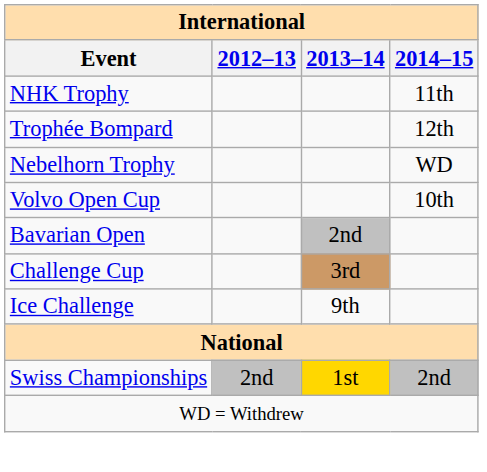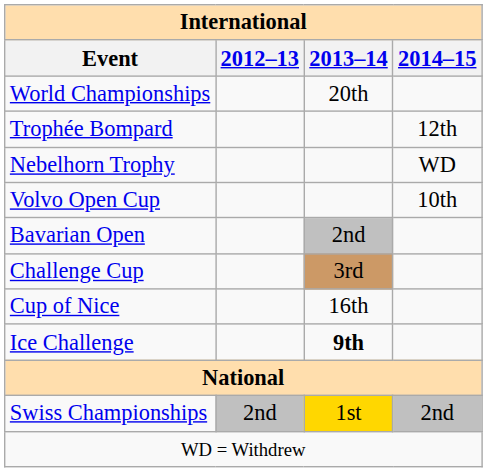+ row: (110, 93)
- row: (69, 93)
+ row: (65, 306)
(345, 306) normal -> (349, 341) bold
